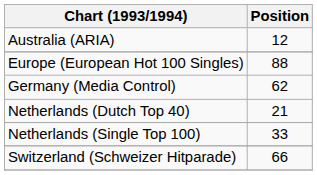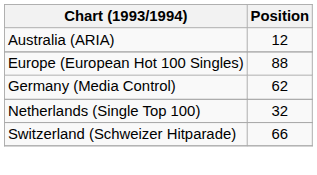- row: (99, 110)
(280, 134) 33 -> (280, 110) 32
